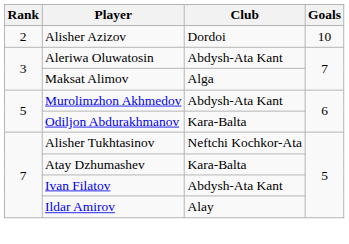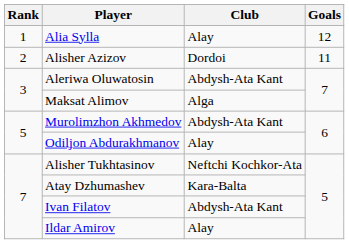+ row: (72, 36)
(324, 36) 10 -> (324, 57) 11
(217, 121) Kara-Balta -> (201, 143) Alay
